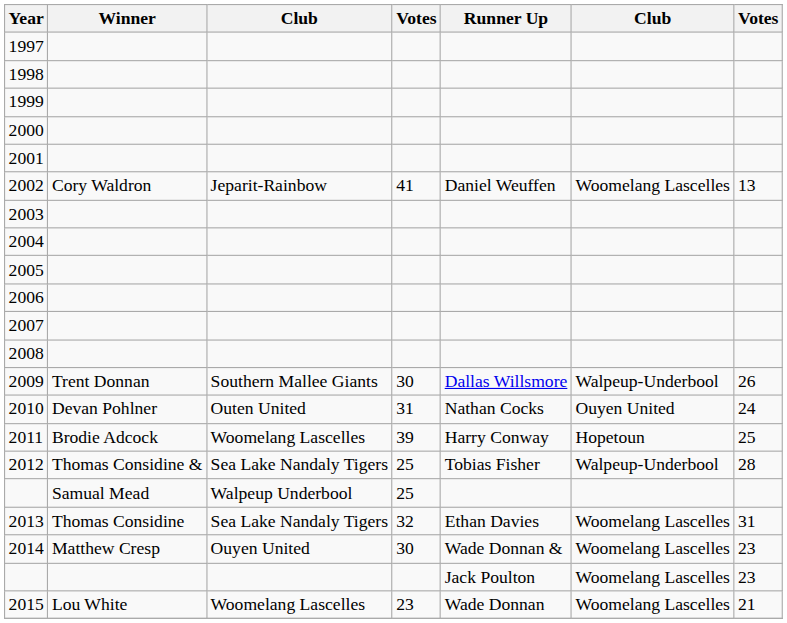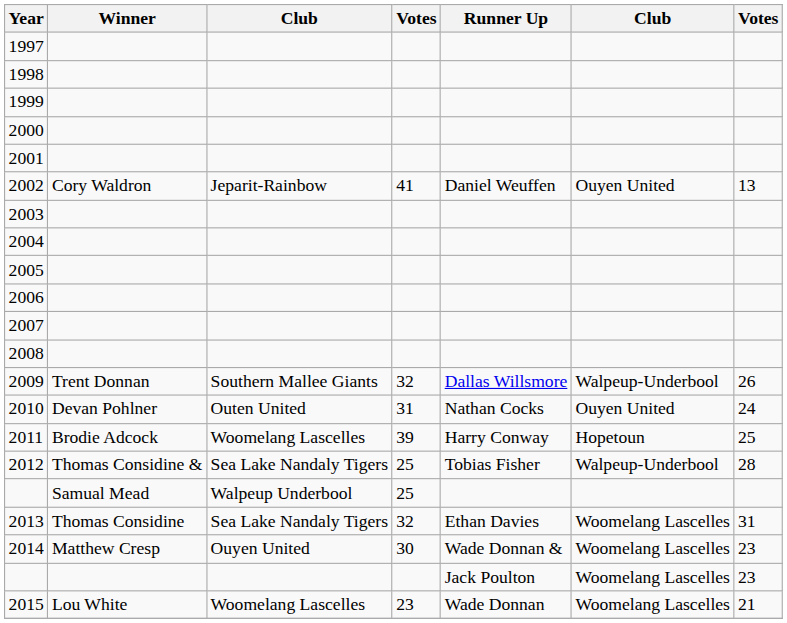(653, 185) Woomelang Lascelles -> (625, 185) Ouyen United
(405, 381) 30 -> (405, 381) 32
